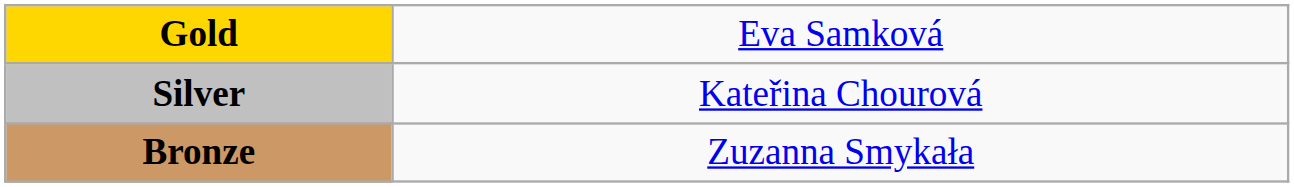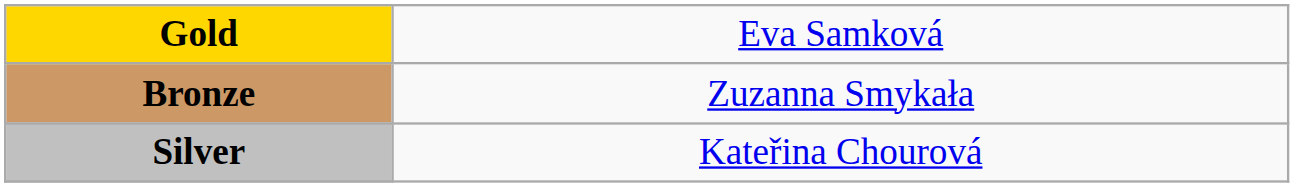rows swapped: (199, 92) <-> (199, 151)
